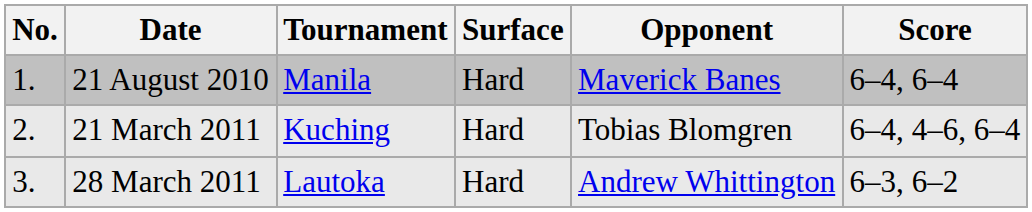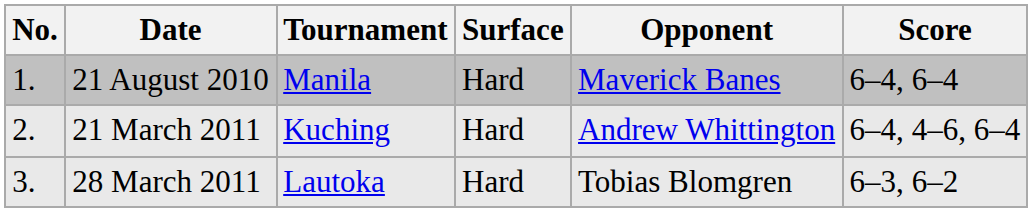(685, 129) Tobias Blomgren -> (707, 129) Andrew Whittington
(707, 180) Andrew Whittington -> (685, 180) Tobias Blomgren
